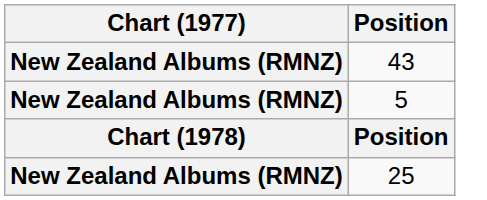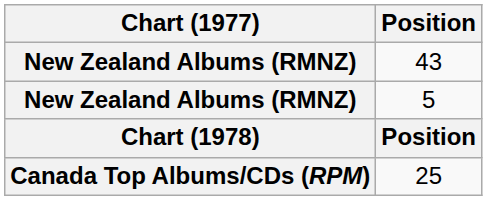(177, 175) New Zealand Albums (RMNZ) -> (190, 175) Canada Top Albums/CDs (RPM)
